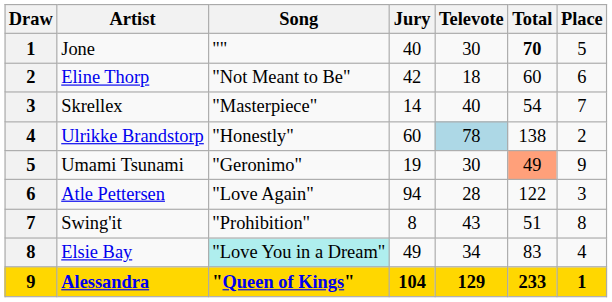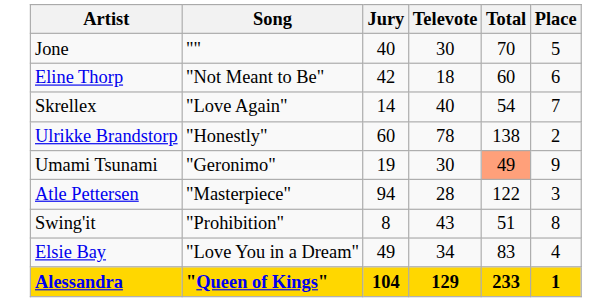- column: (31, 19)
(532, 48) bold -> (506, 48) normal
(265, 106) "Masterpiece" -> (237, 106) "Love Again"
(471, 135) lightblue background -> (445, 135) no background
(263, 194) "Love Again" -> (239, 194) "Masterpiece"
(299, 252) paleturquoise background -> (273, 252) no background
